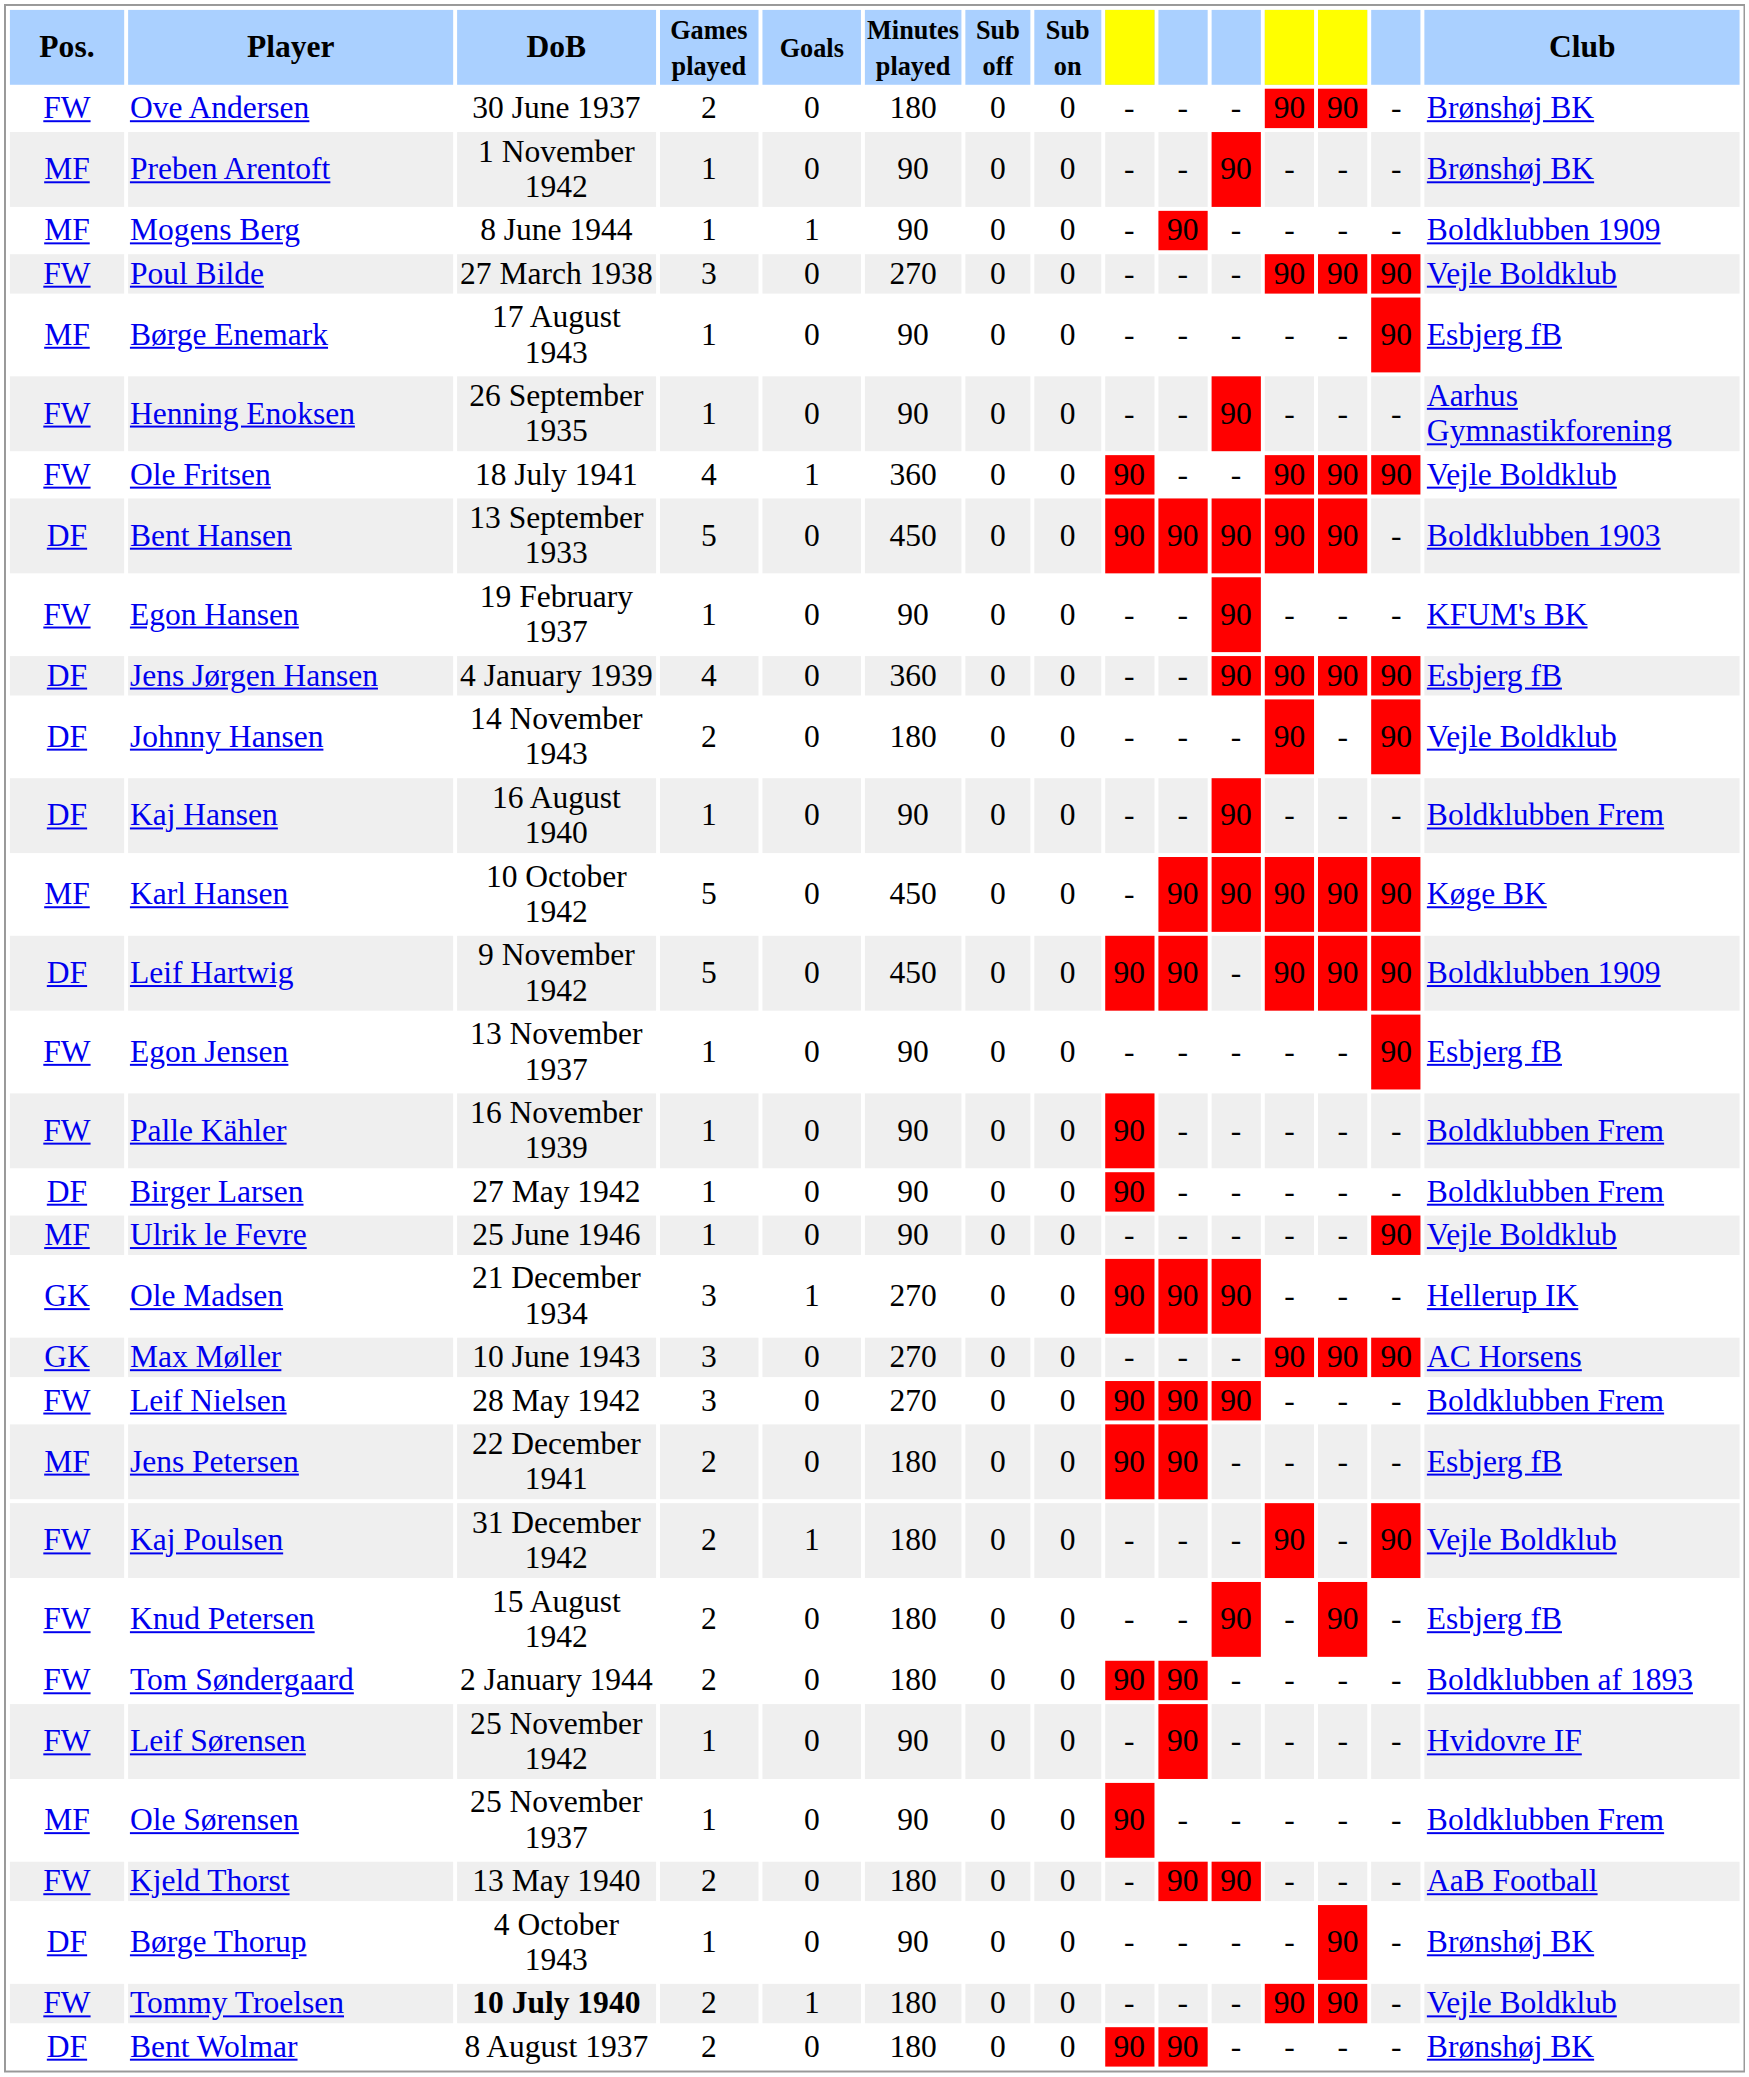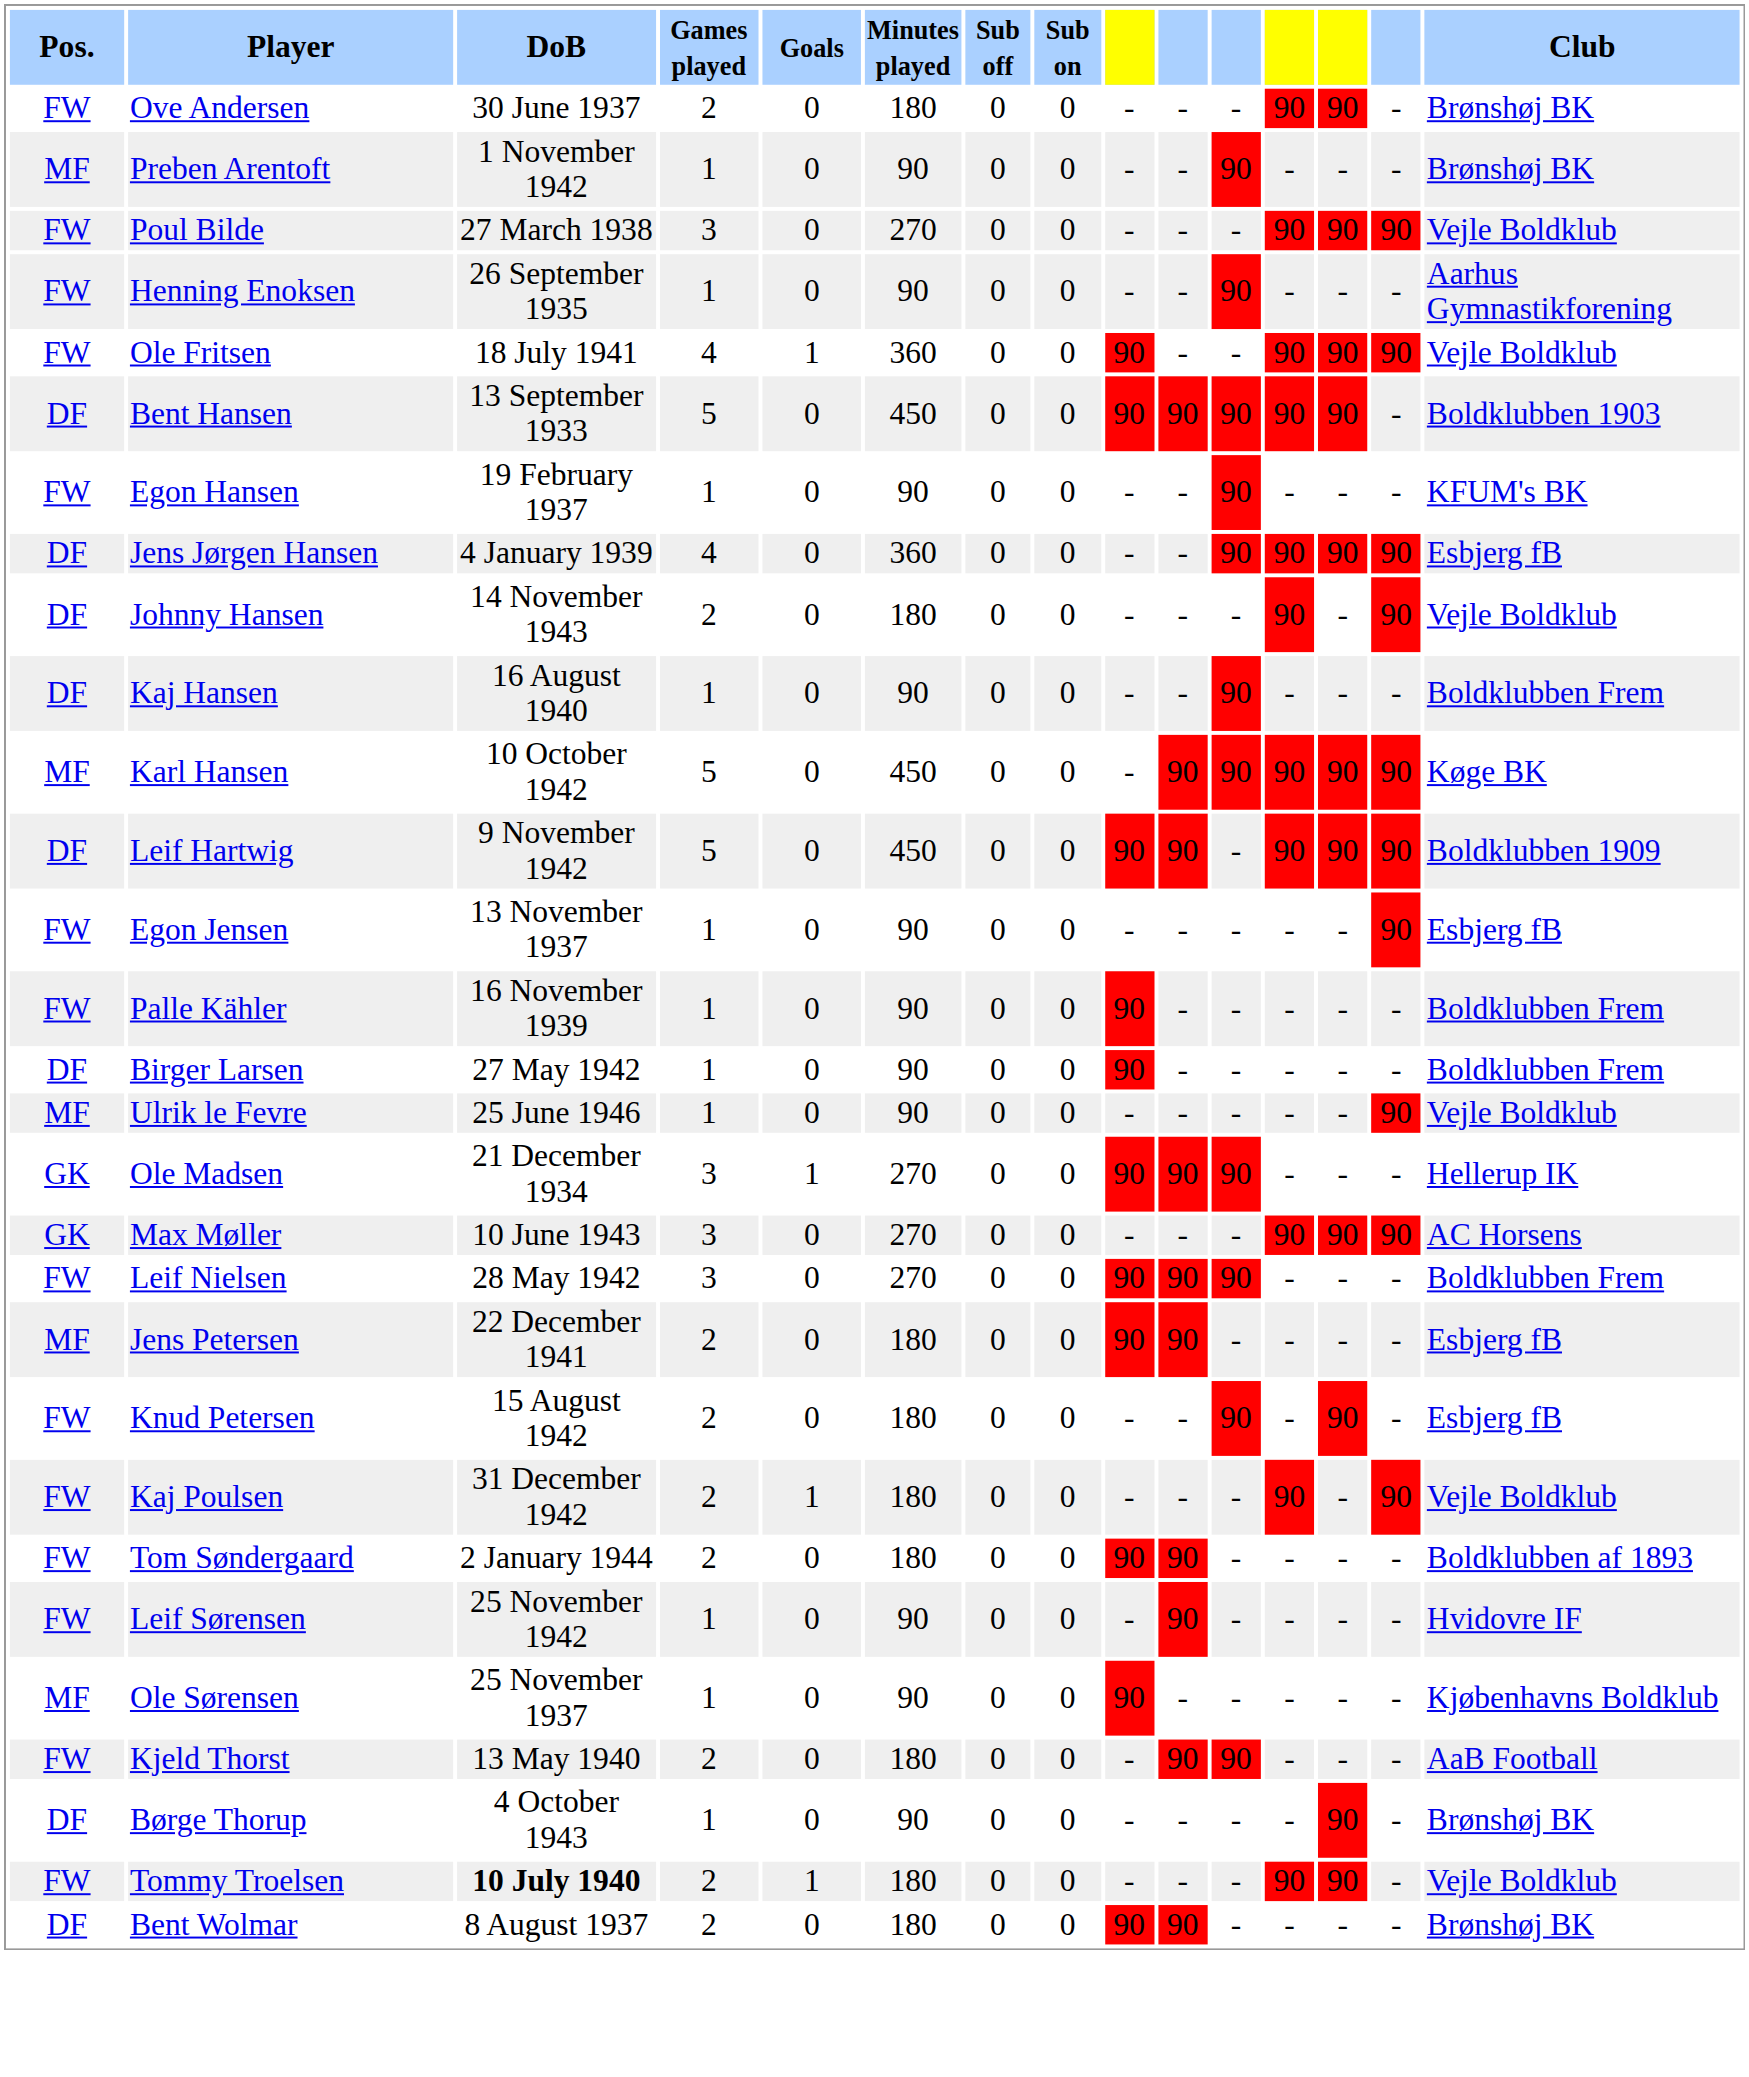- row: (215, 230)
- row: (229, 334)
rows swapped: (222, 1618) <-> (207, 1540)
(1545, 1819) Boldklubben Frem -> (1573, 1697) Kjøbenhavns Boldklub
